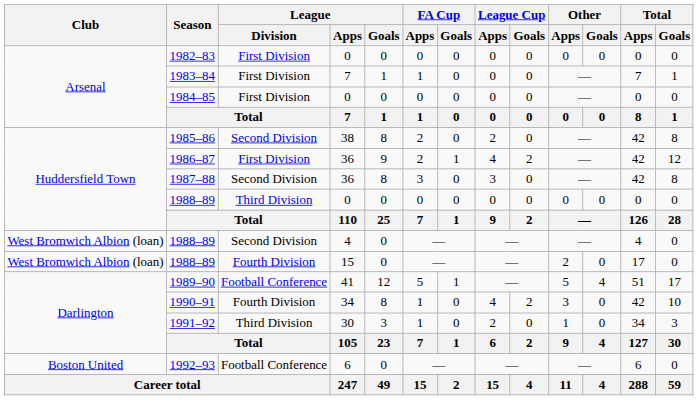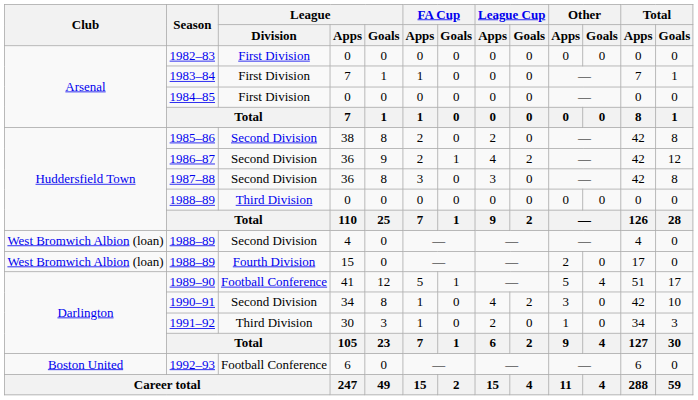(274, 158) First Division -> (274, 158) Second Division
(274, 302) Fourth Division -> (274, 302) Second Division
